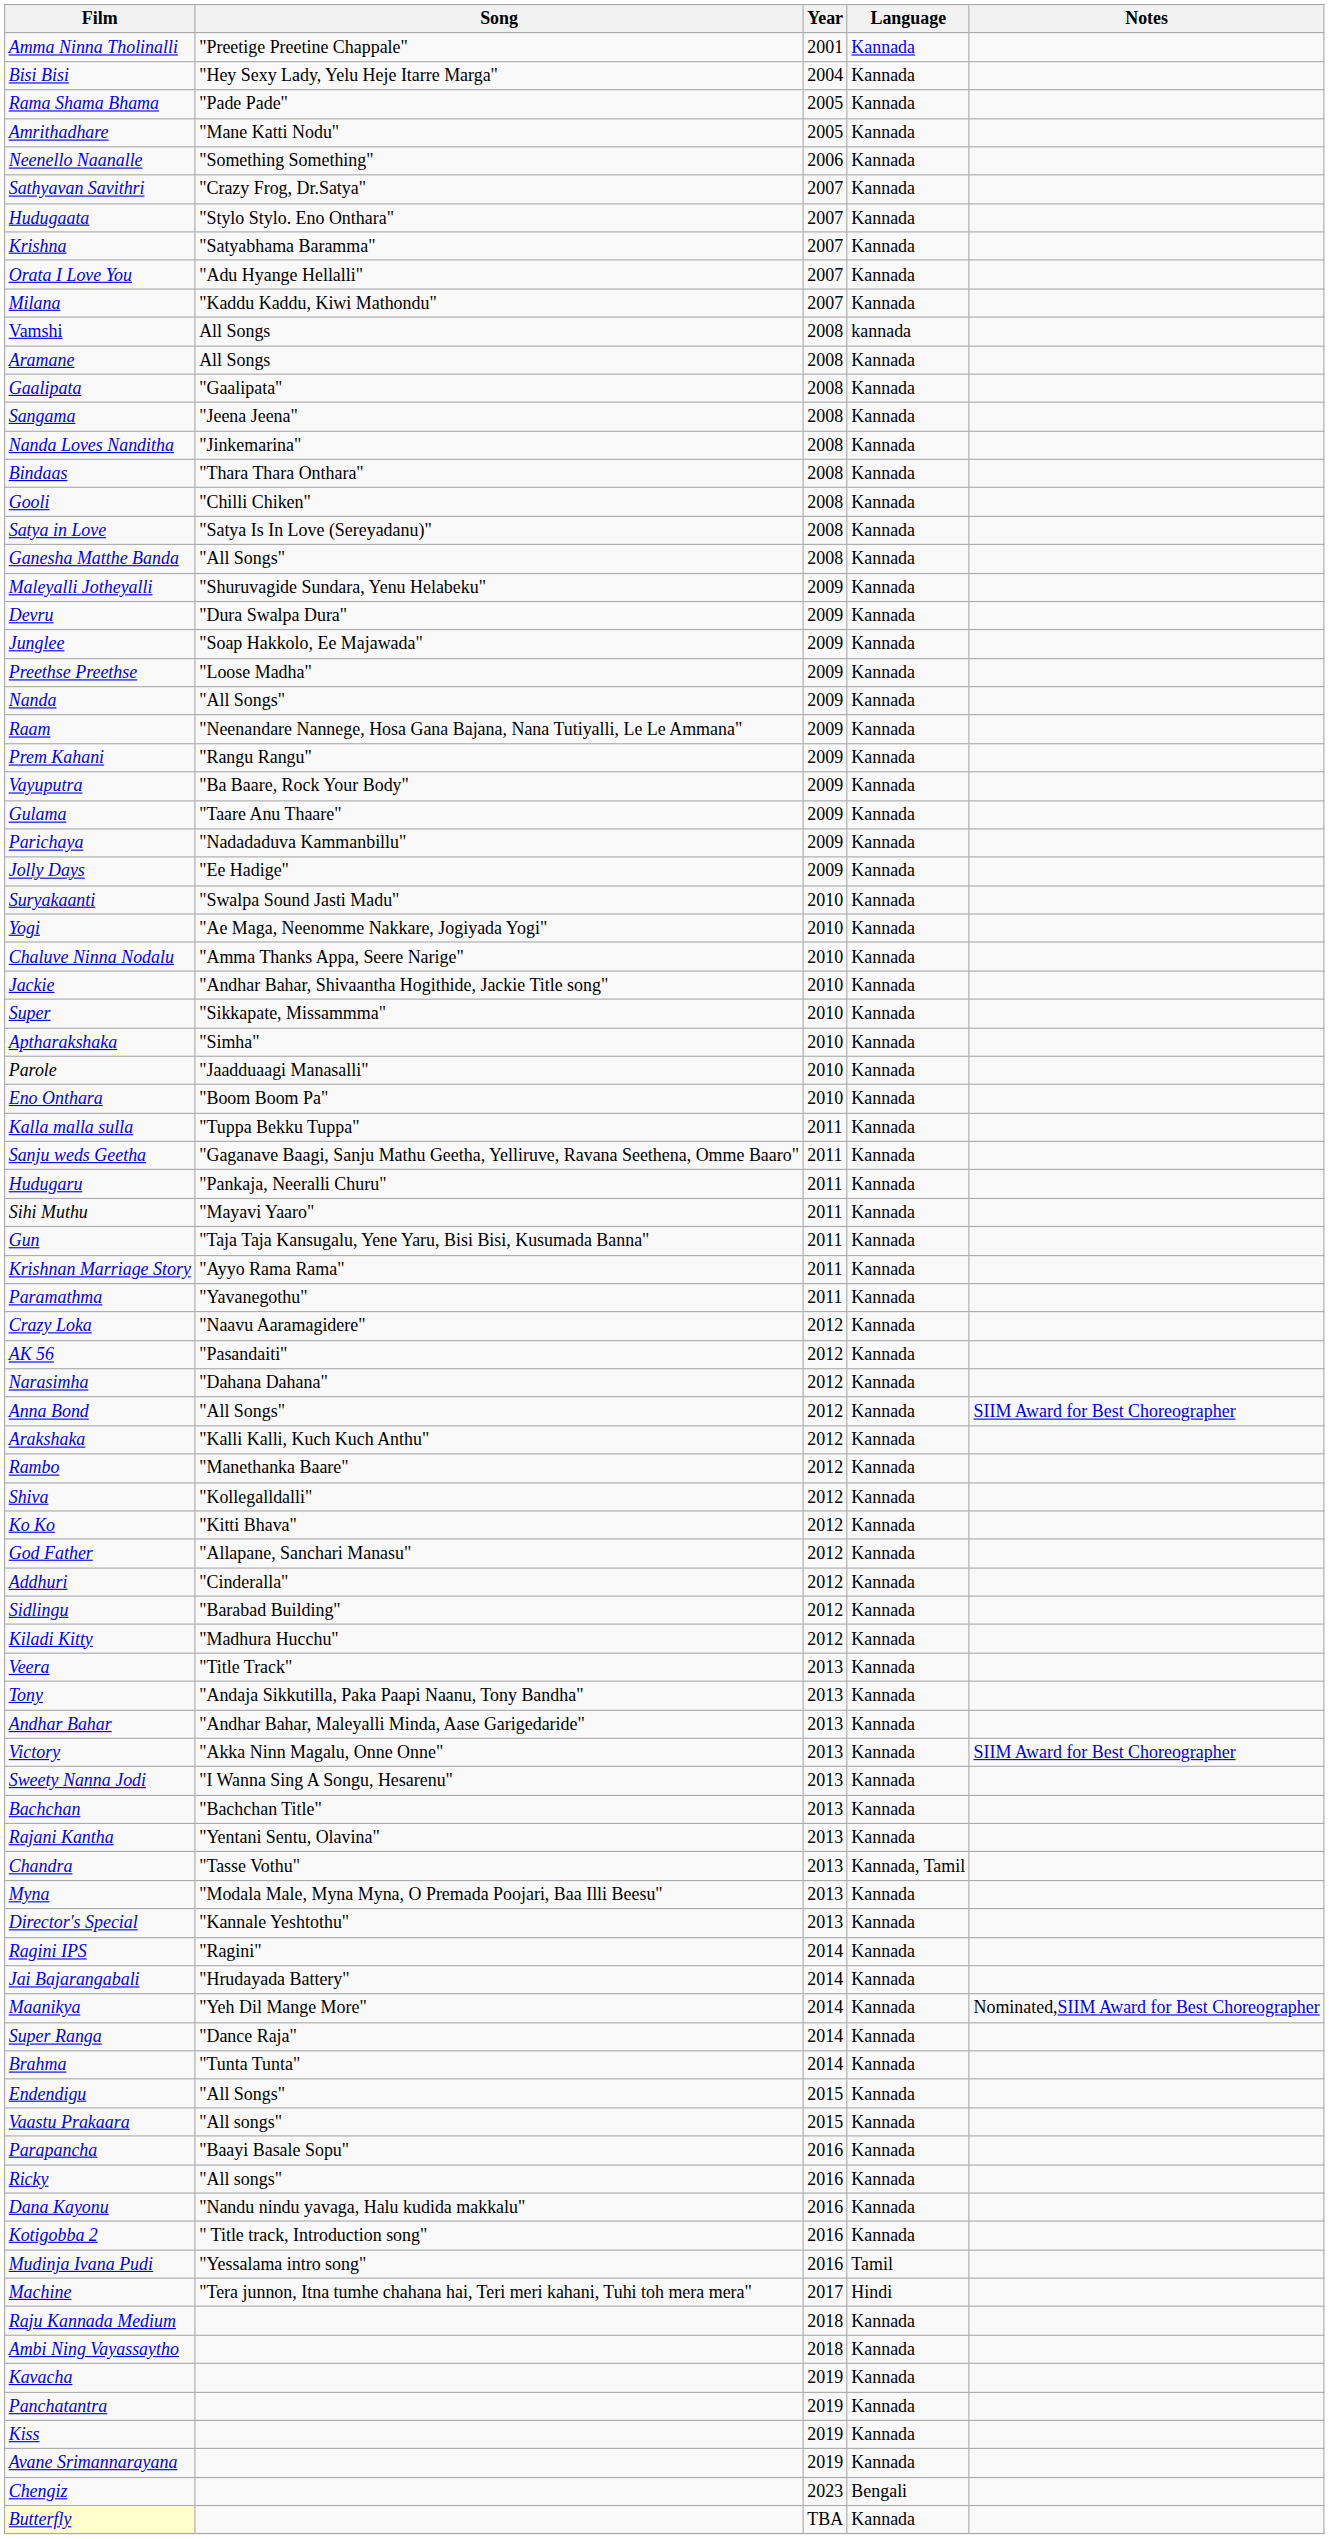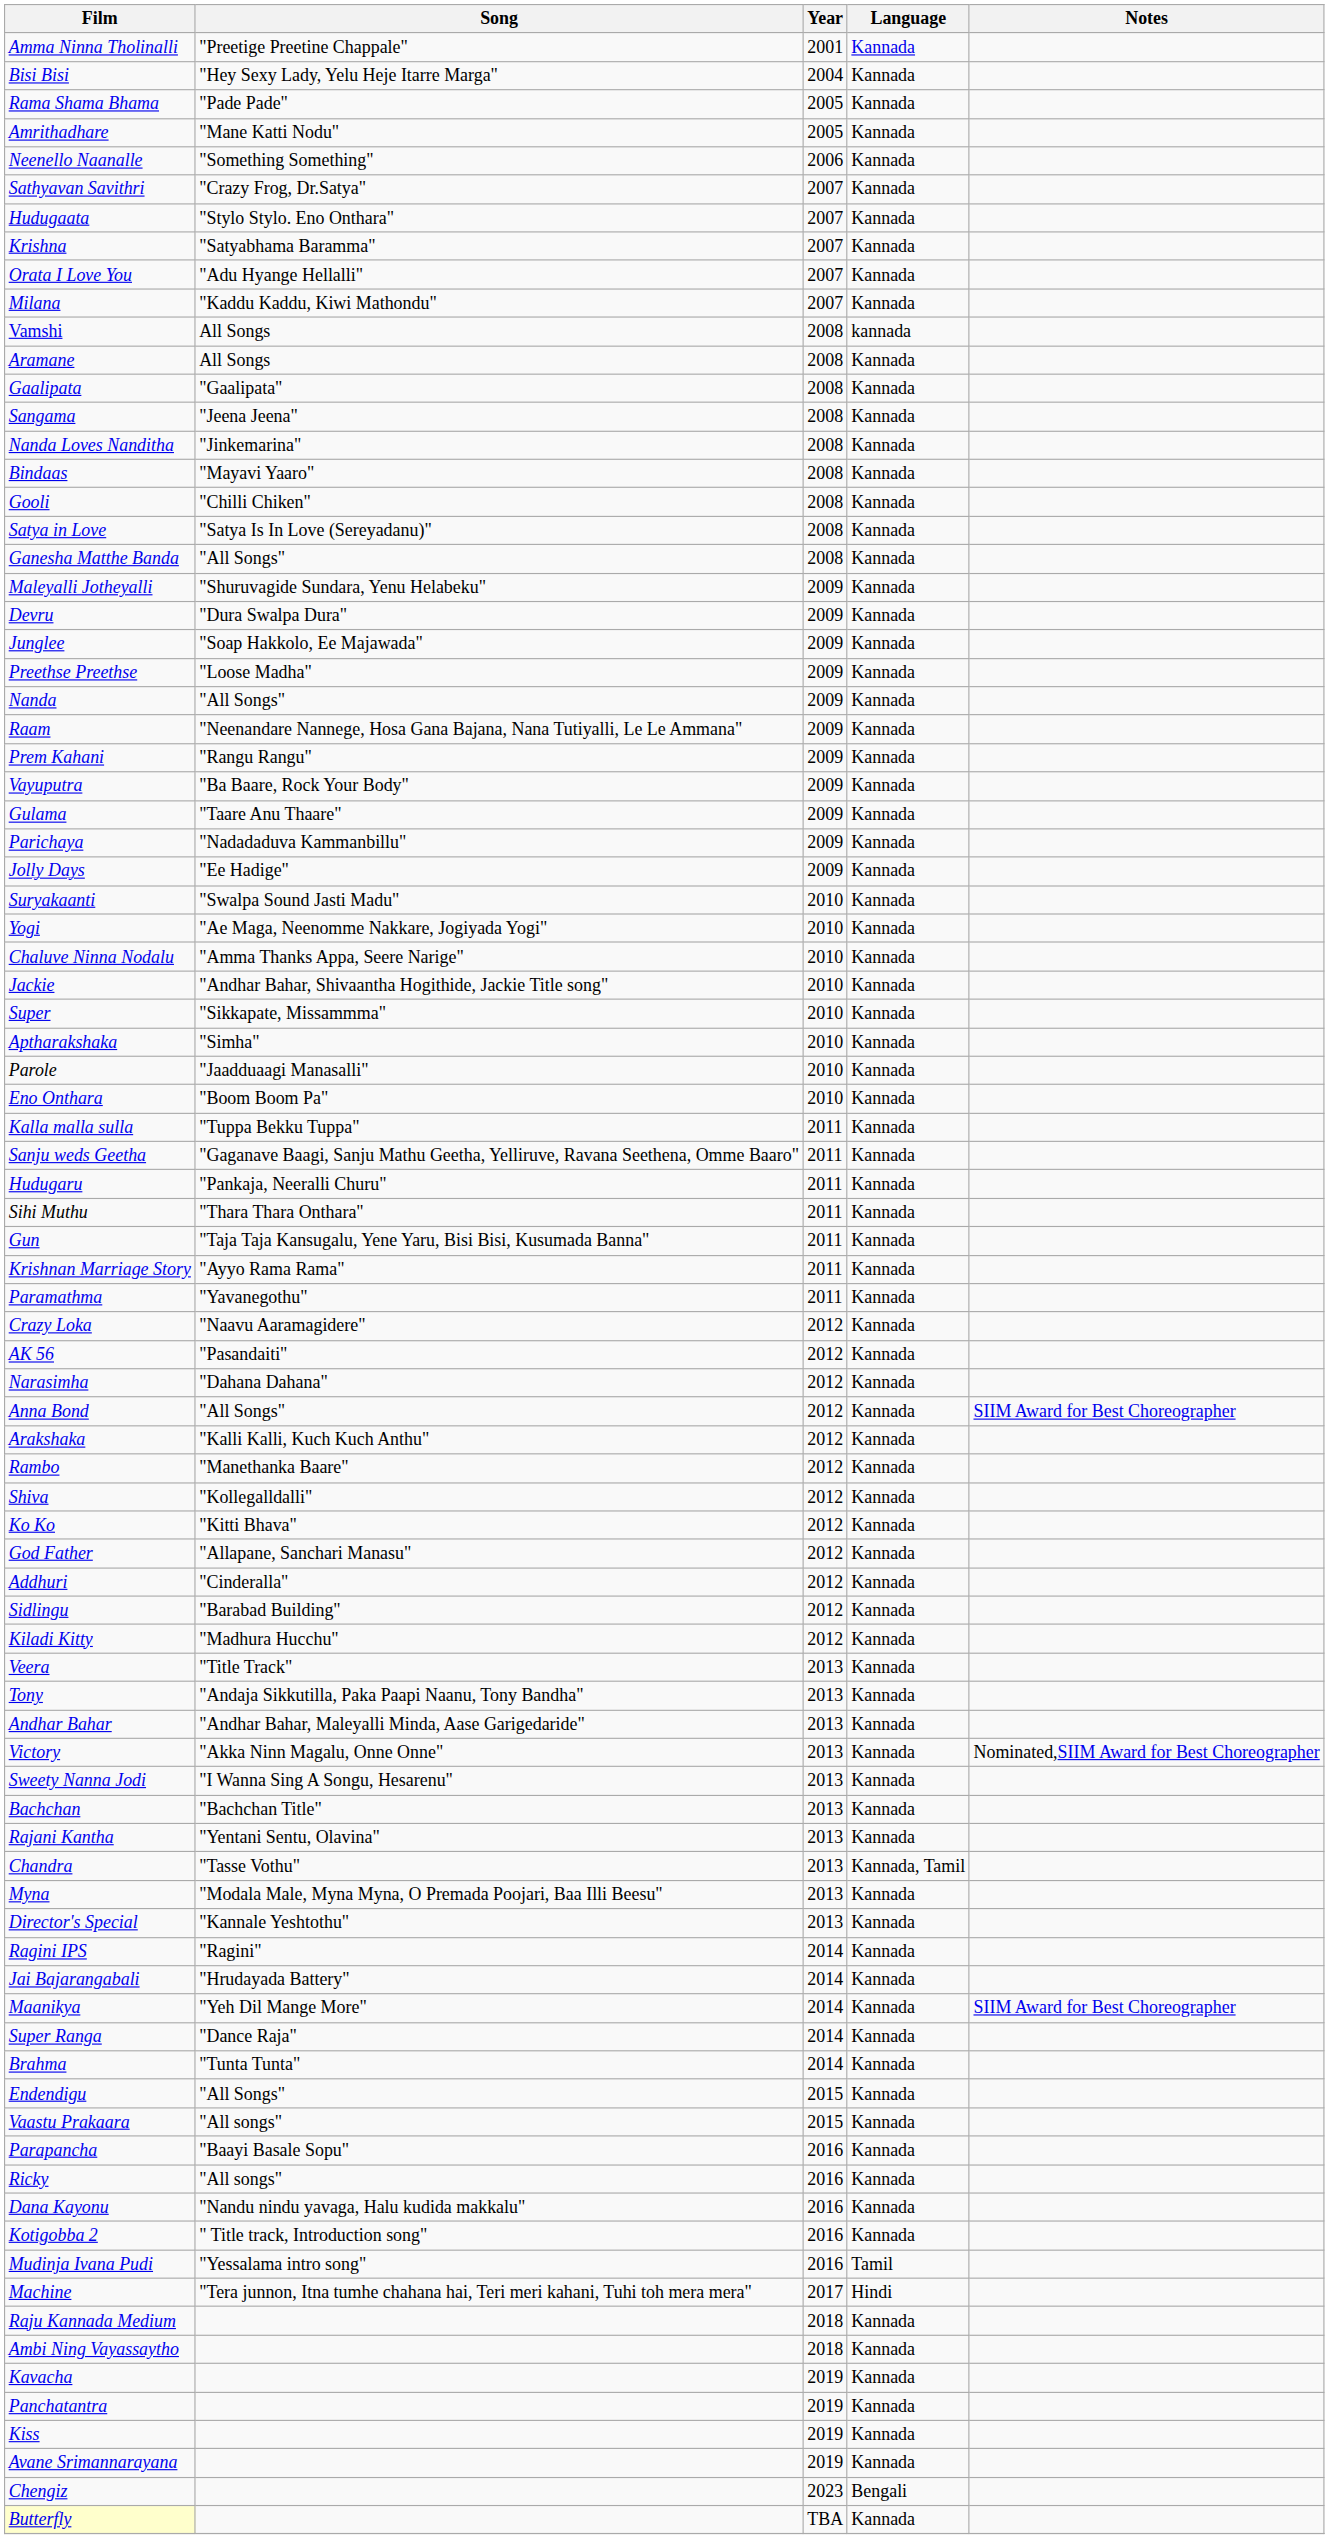(281, 473) "Thara Thara Onthara" -> (257, 473) "Mayavi Yaaro"
(257, 1212) "Mayavi Yaaro" -> (281, 1212) "Thara Thara Onthara"
(1105, 1752) SIIM Award for Best Choreographer -> (1147, 1752) Nominated,SIIM Award for Best Choreographer
(1147, 2008) Nominated,SIIM Award for Best Choreographer -> (1105, 2008) SIIM Award for Best Choreographer
